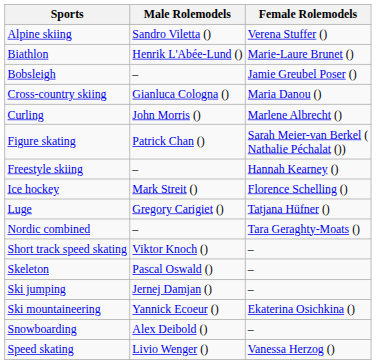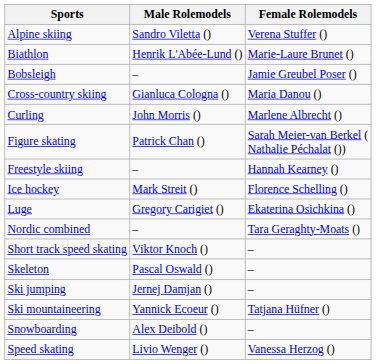(289, 209) Tatjana Hüfner () -> (301, 209) Ekaterina Osichkina ()
(301, 309) Ekaterina Osichkina () -> (289, 309) Tatjana Hüfner ()
